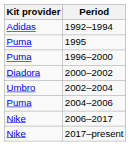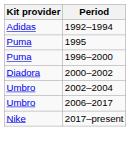- row: (89, 103)
(16, 118) Nike -> (21, 103) Umbro
